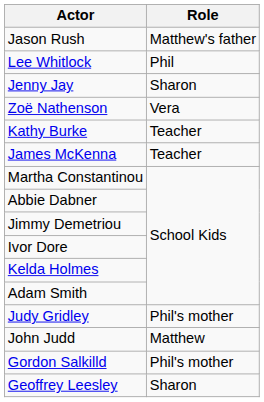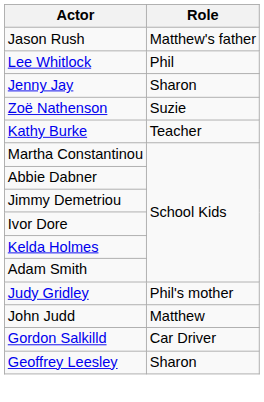(165, 108) Vera -> (168, 108) Suzie
- row: (62, 154)
(192, 362) Phil's mother -> (183, 339) Car Driver
